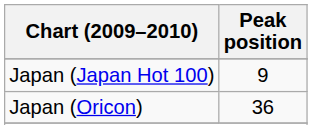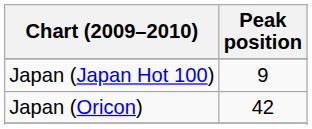(263, 107) 36 -> (263, 107) 42
